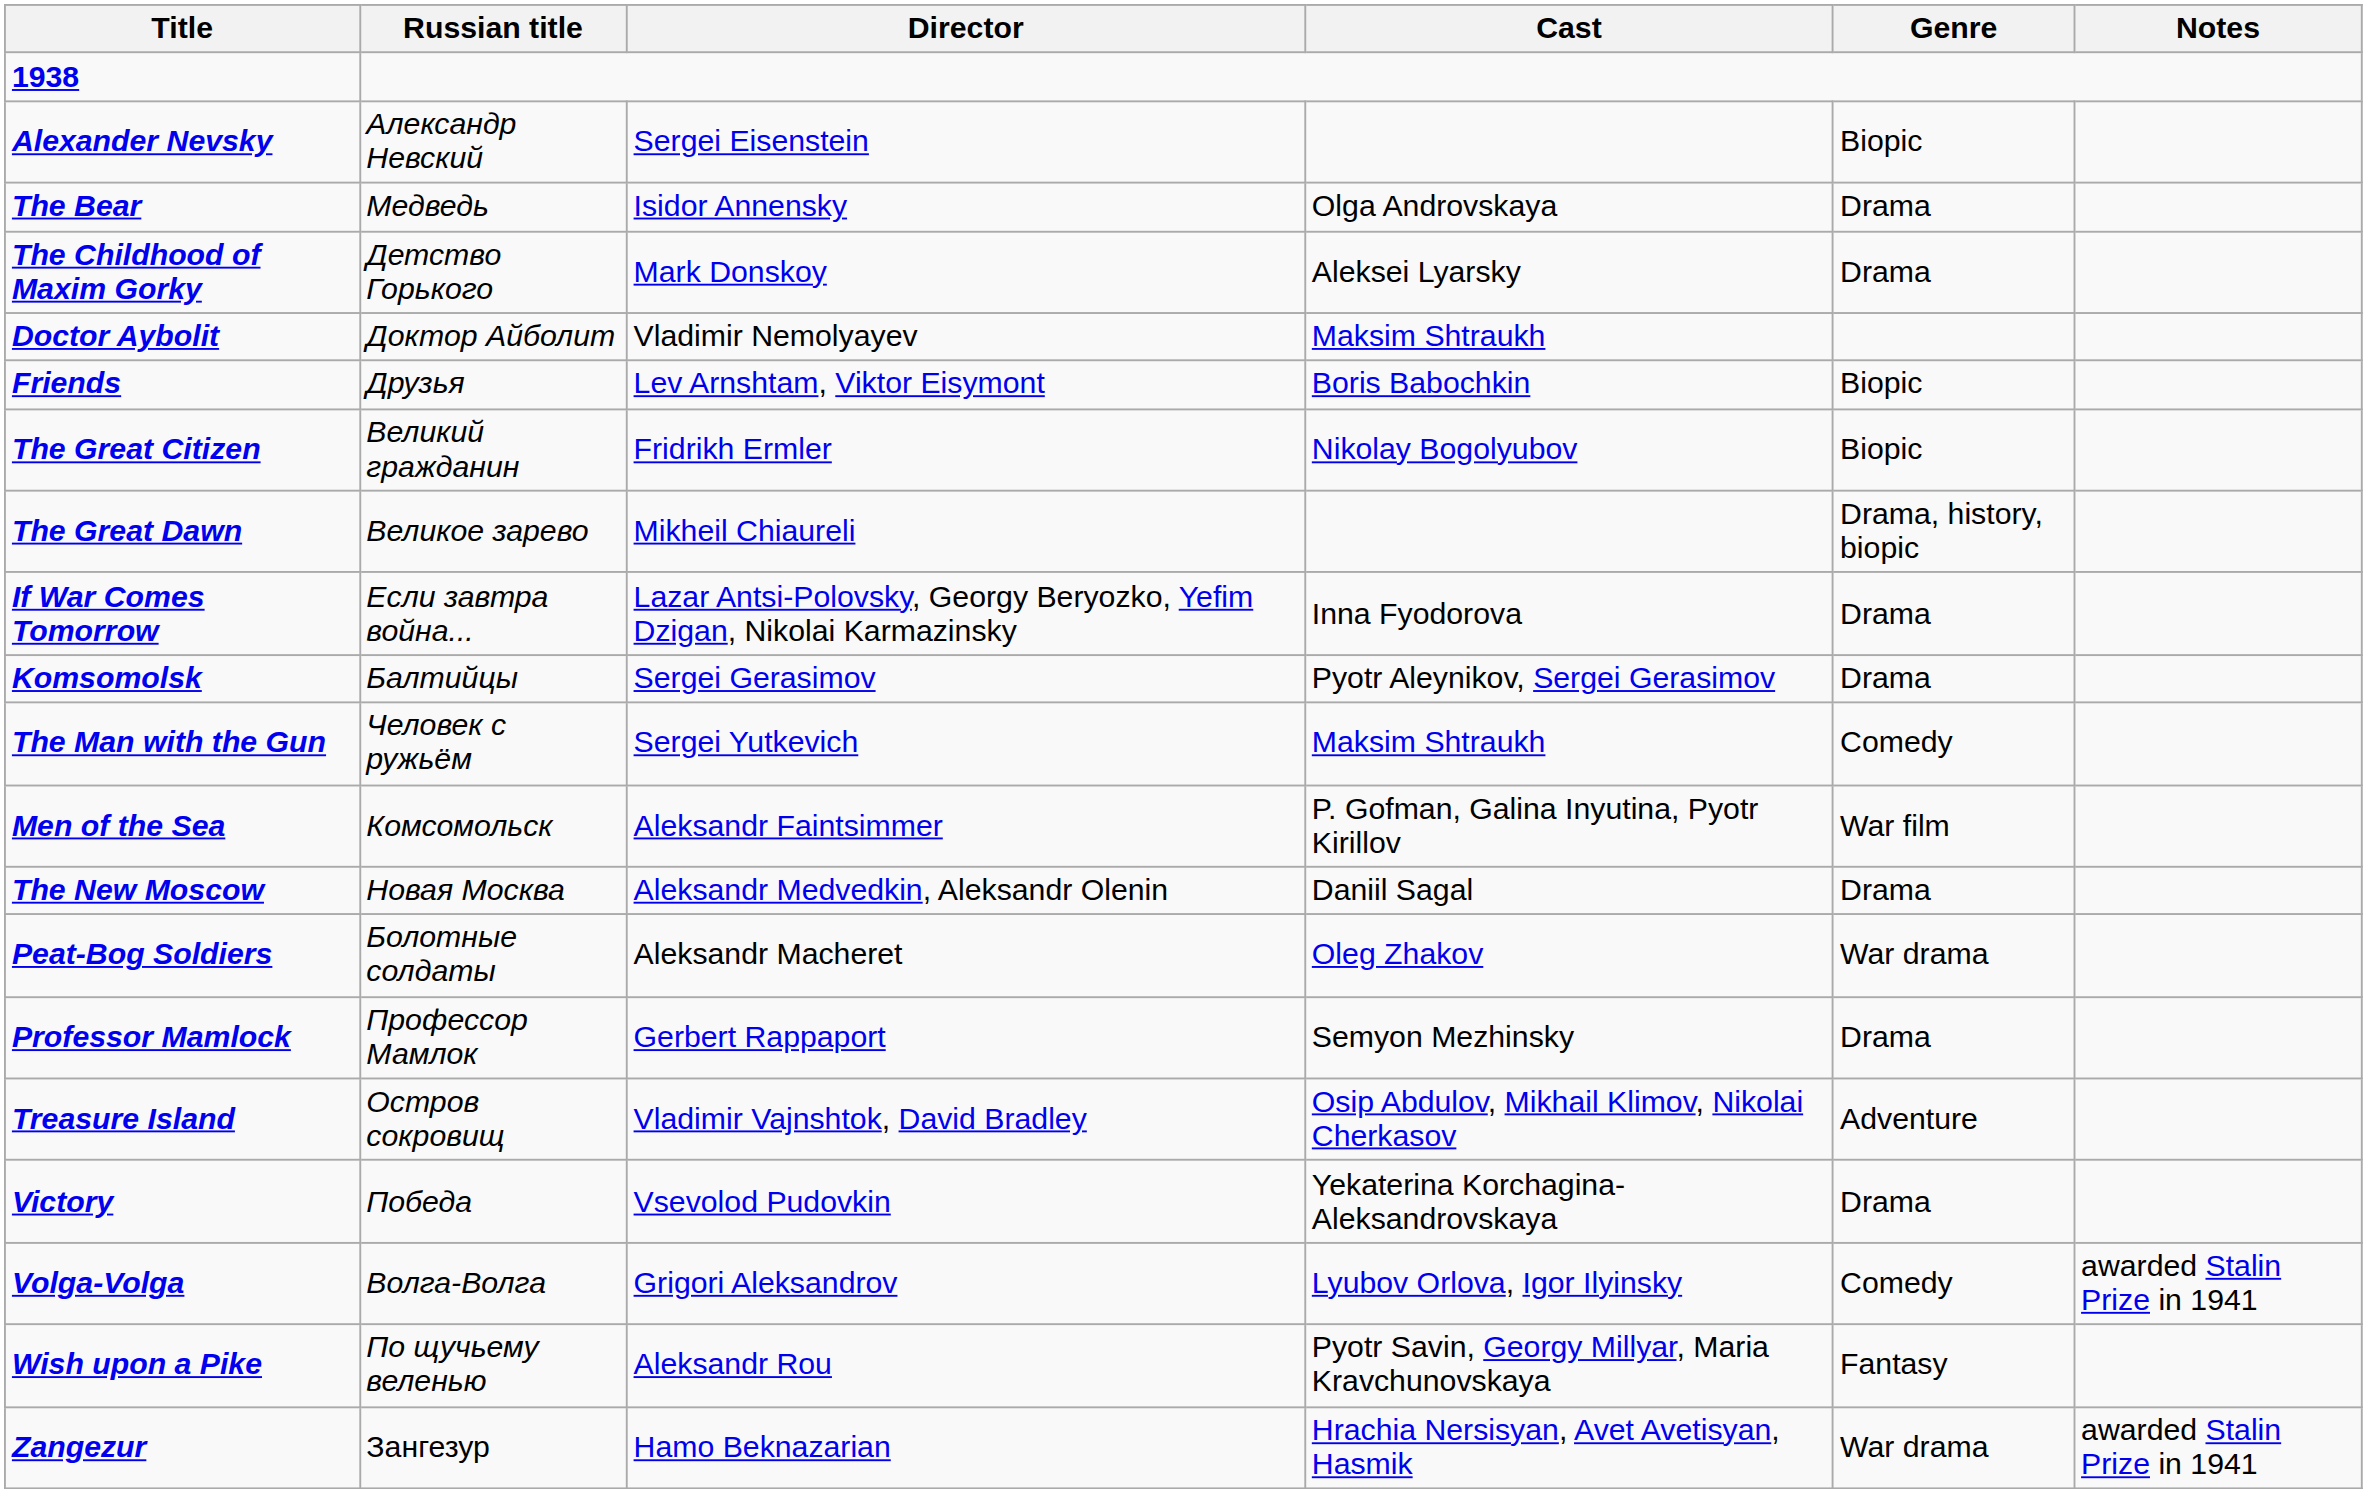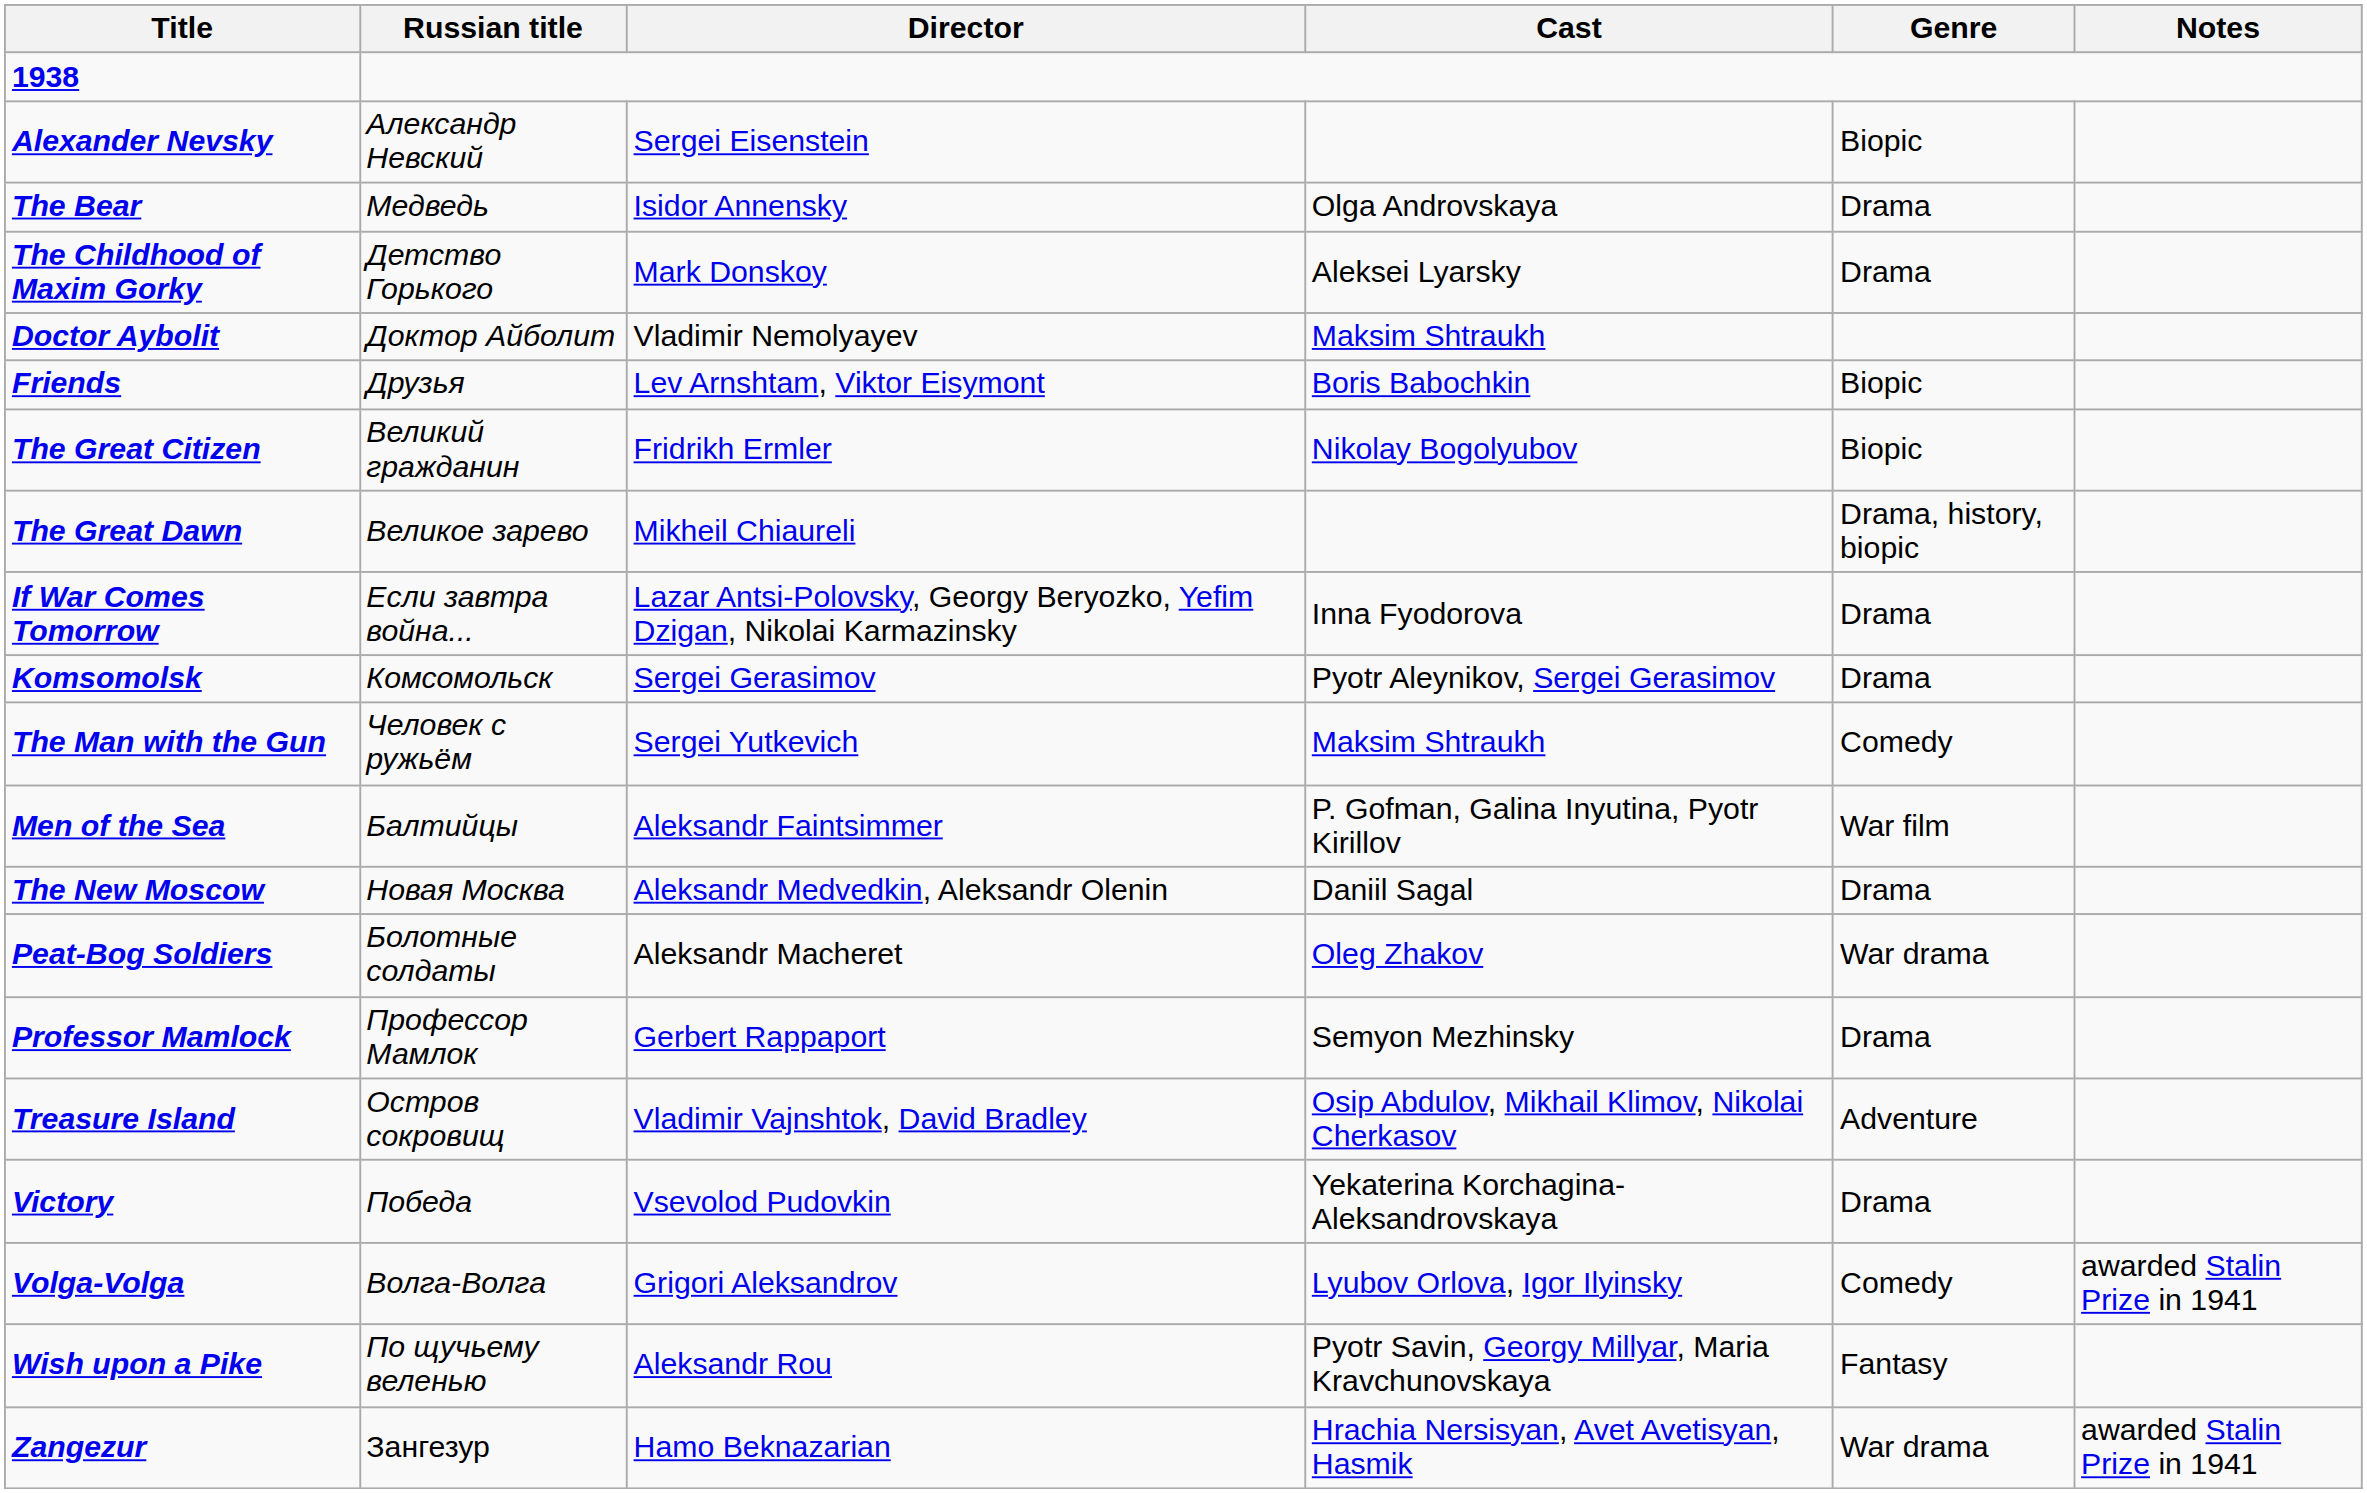(442, 678) Балтийцы -> (459, 678) Комсомольск
(459, 825) Комсомольск -> (442, 825) Балтийцы
